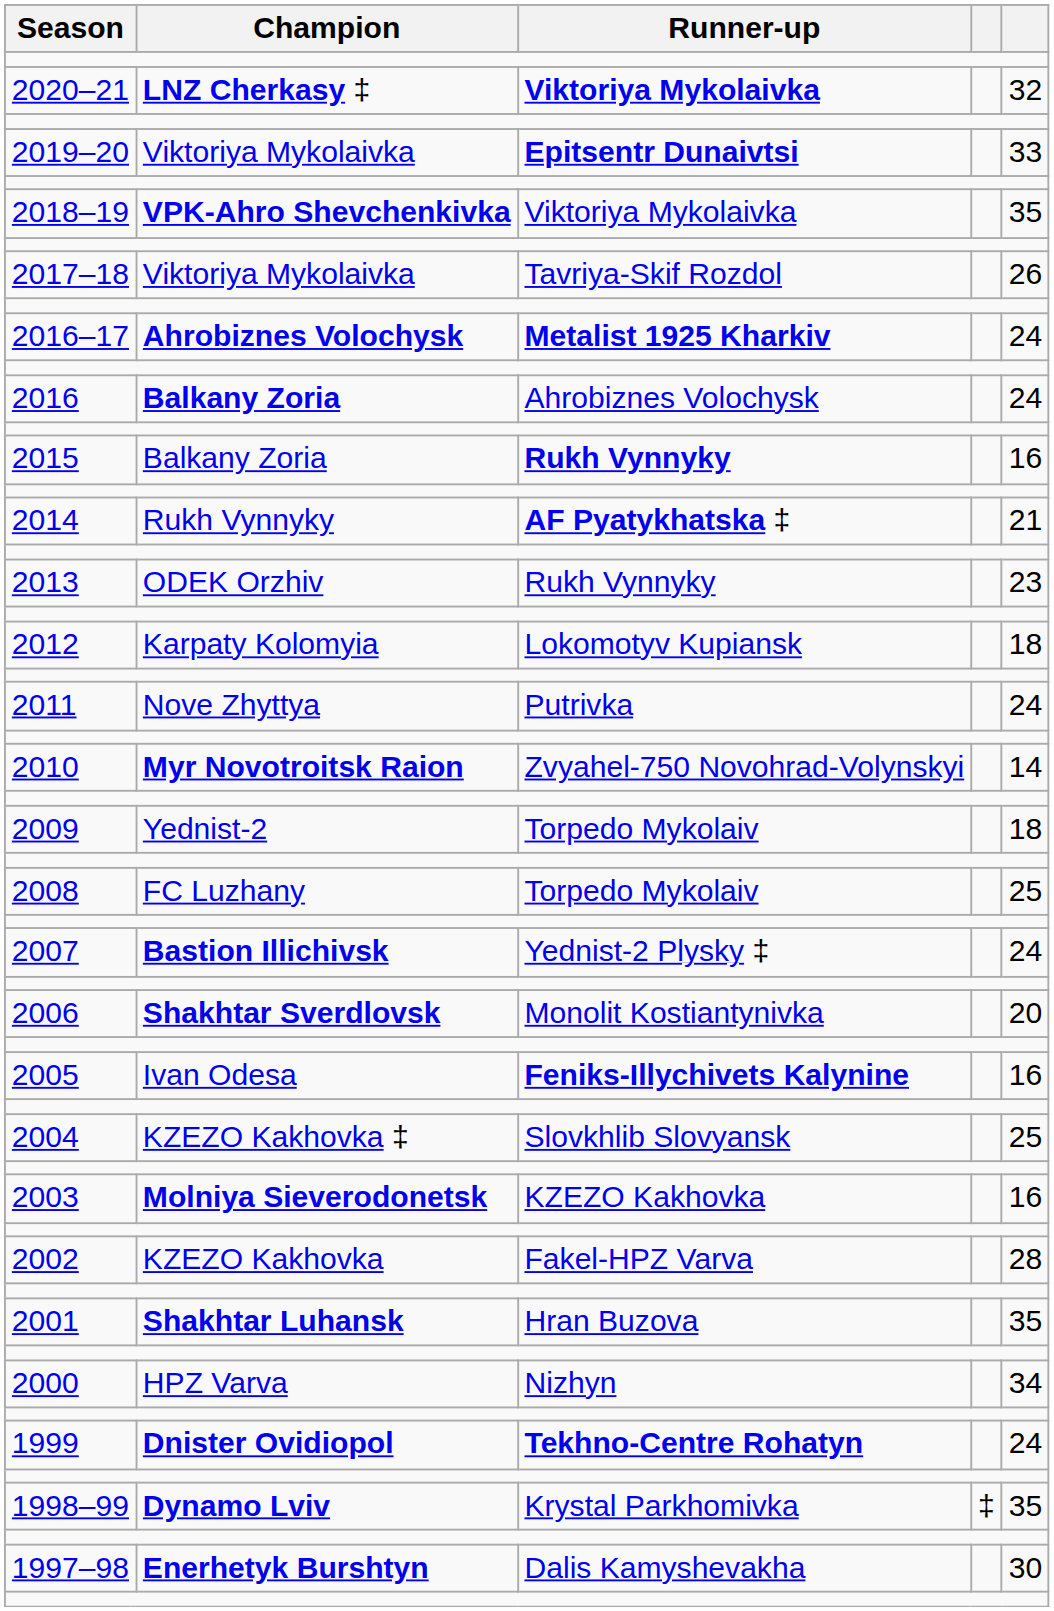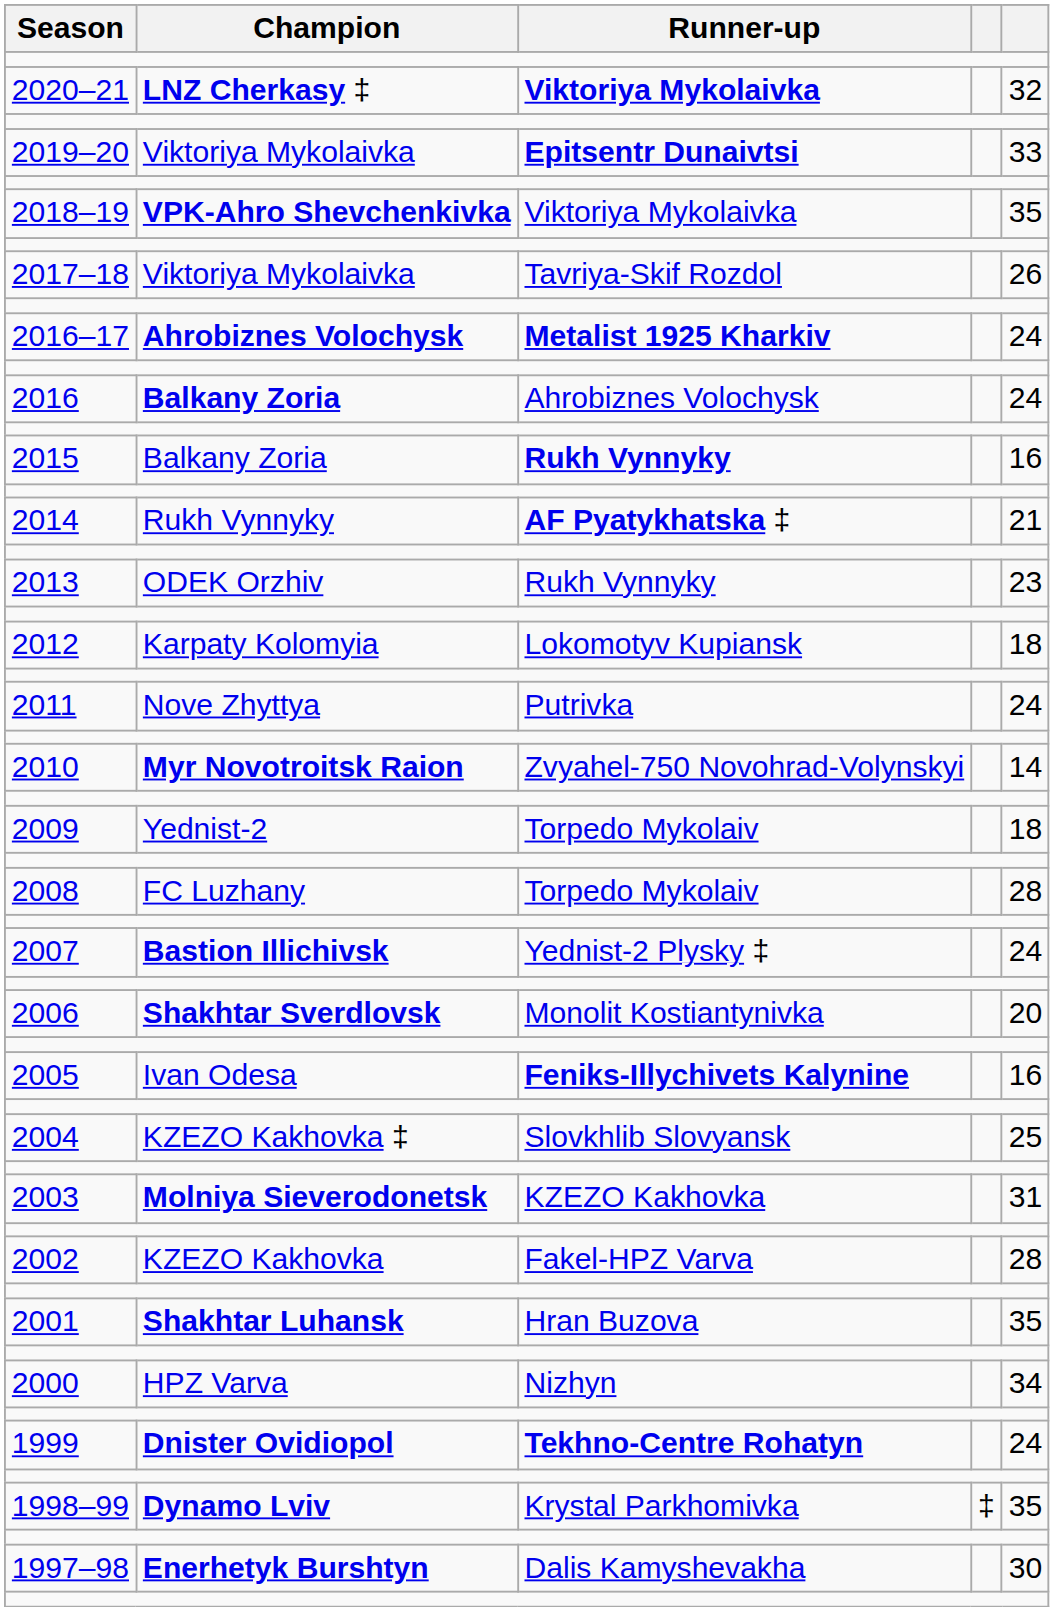(1025, 890) 25 -> (1025, 890) 28
(1025, 1198) 16 -> (1025, 1198) 31
